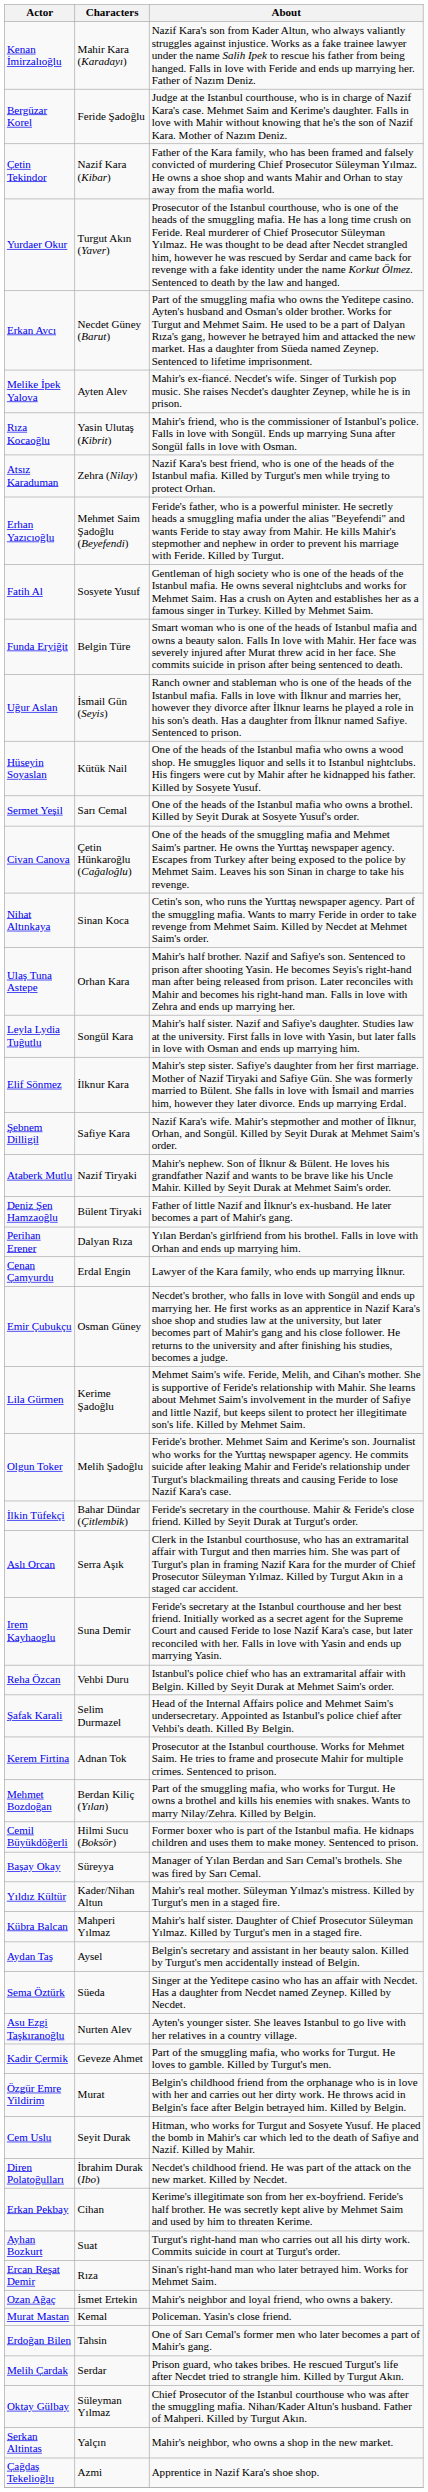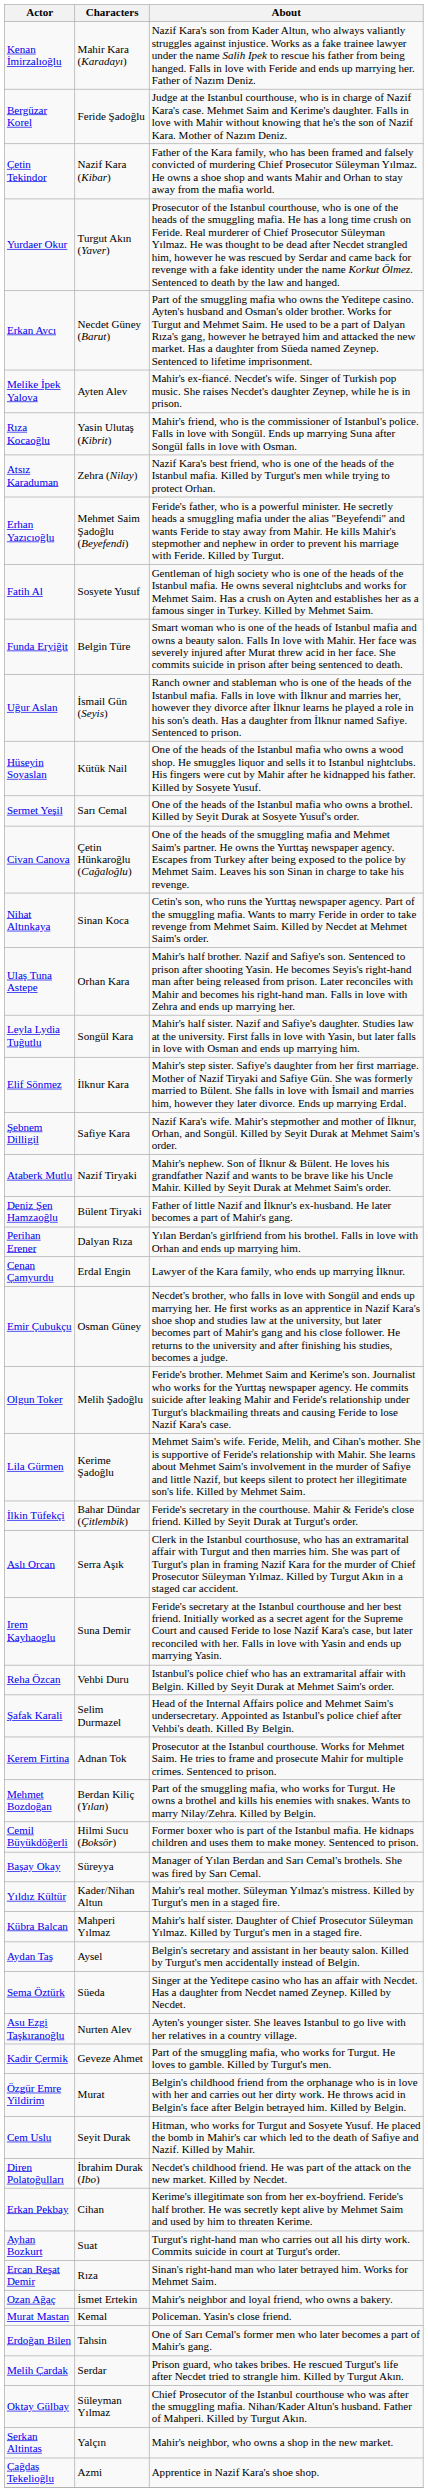rows swapped: (35, 1399) <-> (35, 1467)
